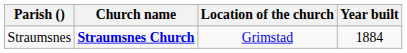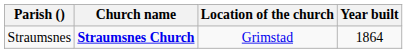(369, 37) 1884 -> (369, 37) 1864
